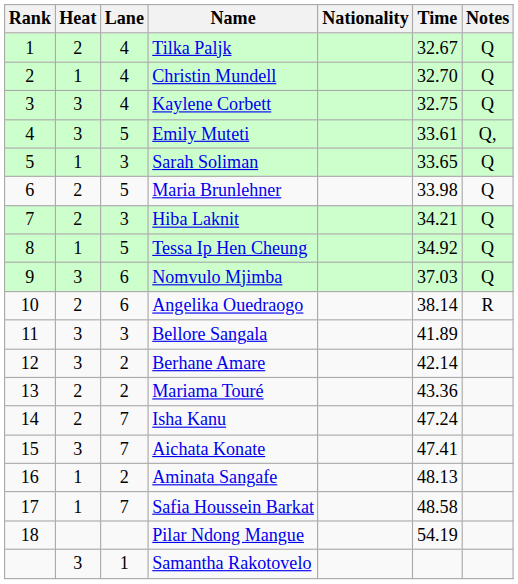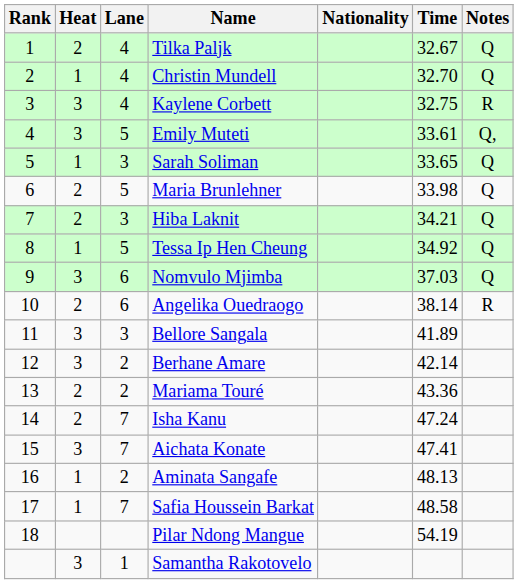(488, 104) Q -> (488, 104) R
